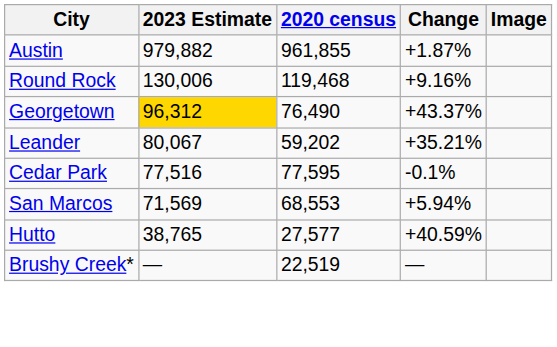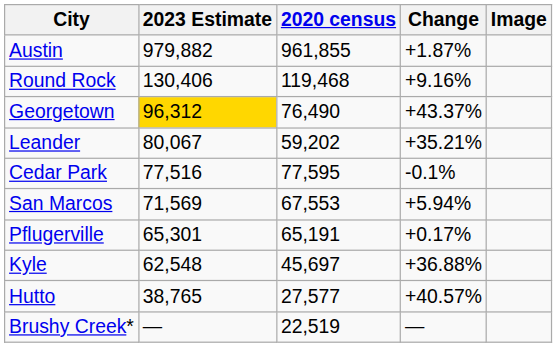(178, 81) 130,006 -> (178, 81) 130,406
(310, 204) 68,553 -> (310, 204) 67,553
+ row: (56, 234)
+ row: (28, 265)
(443, 234) +40.59% -> (443, 296) +40.57%
